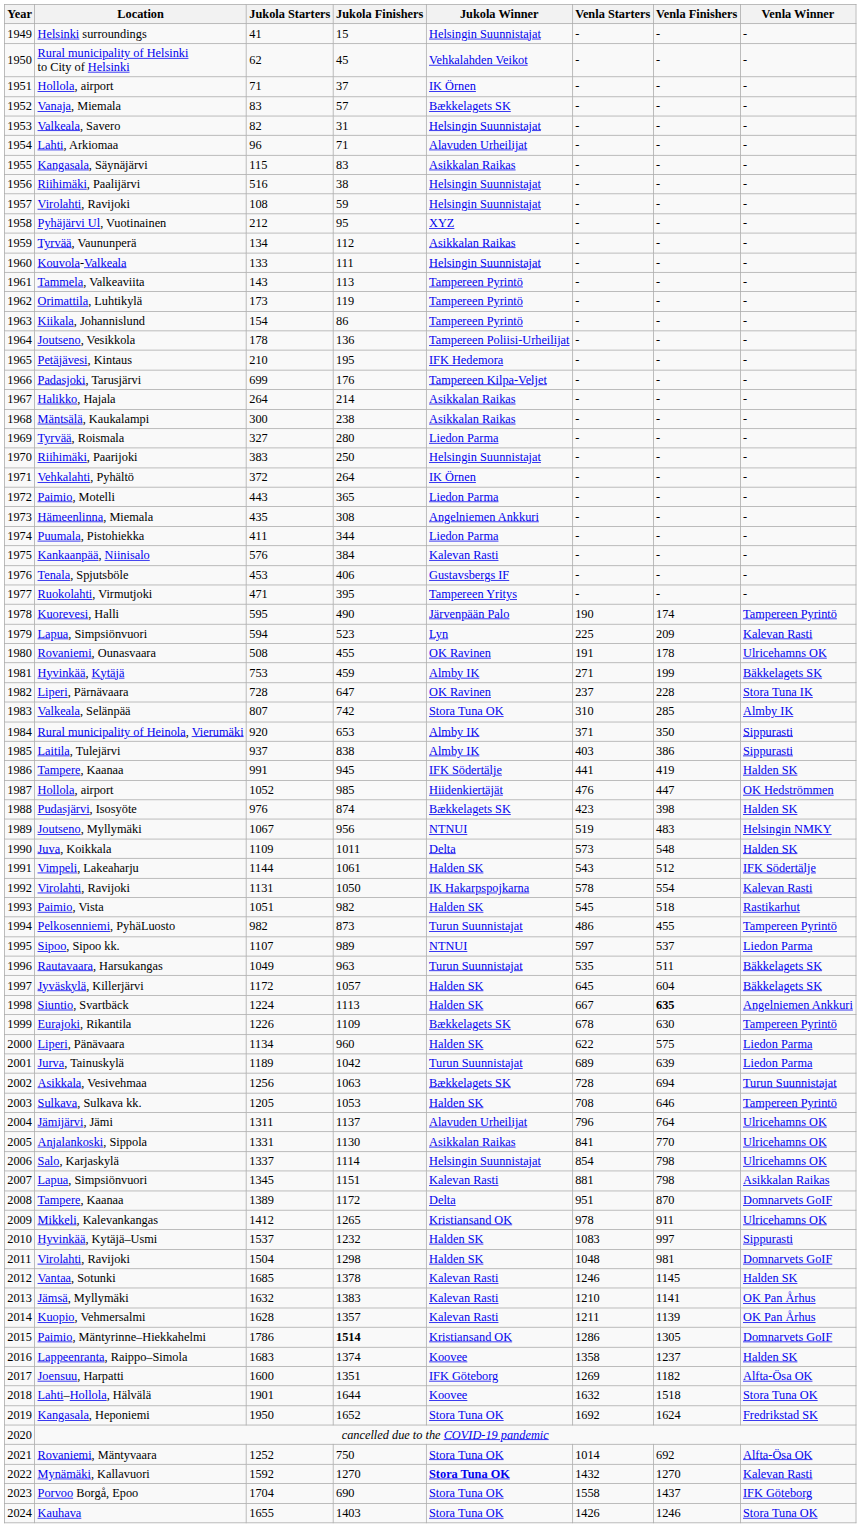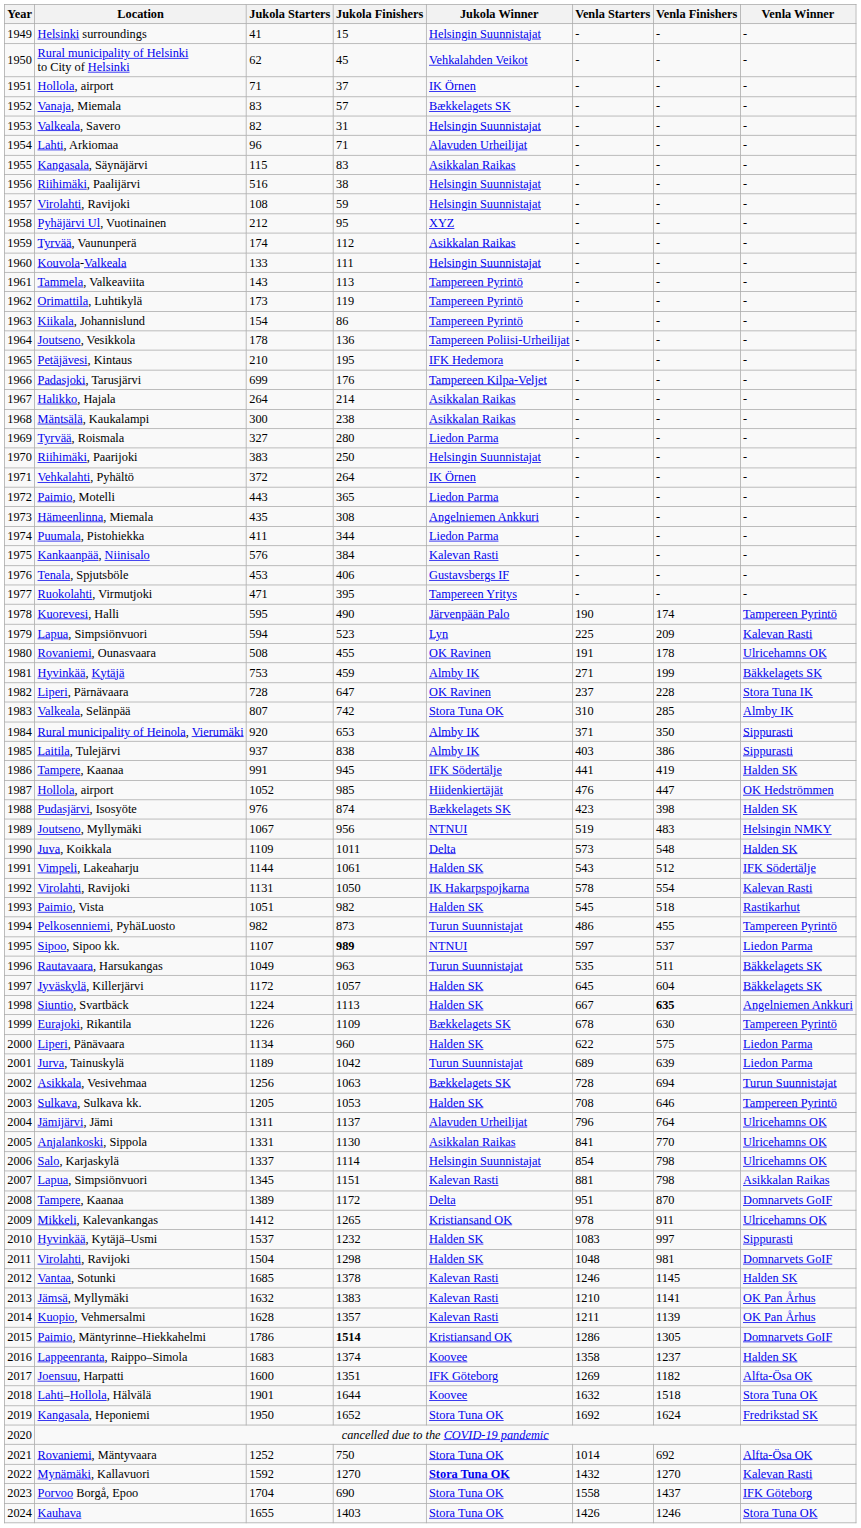(259, 243) 134 -> (259, 243) 174
(345, 946) normal -> (345, 946) bold
